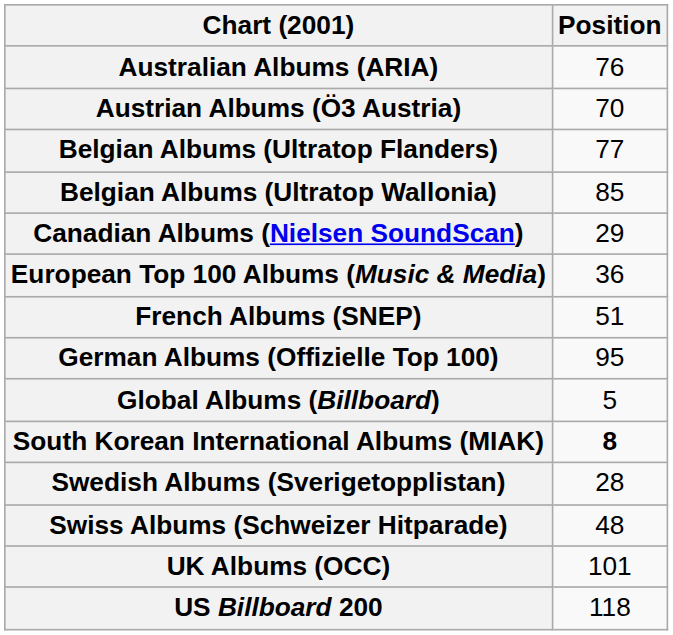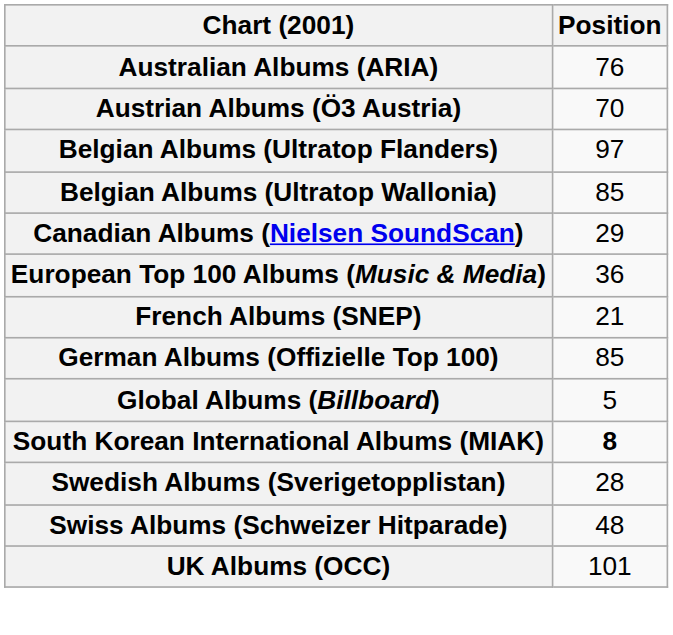(610, 150) 77 -> (610, 150) 97
(610, 316) 51 -> (610, 316) 21
(610, 358) 95 -> (610, 358) 85
- row: (278, 607)
